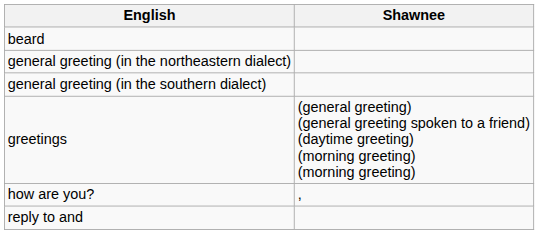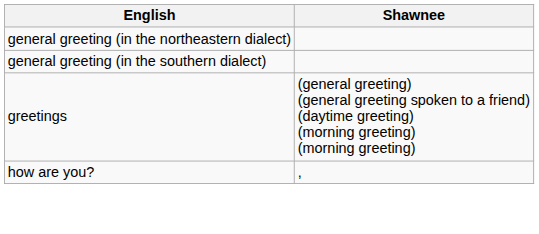- row: (26, 38)
- row: (45, 217)
